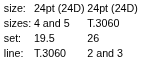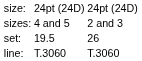(103, 23) T.3060 -> (105, 23) 2 and 3
(105, 53) 2 and 3 -> (103, 53) T.3060
